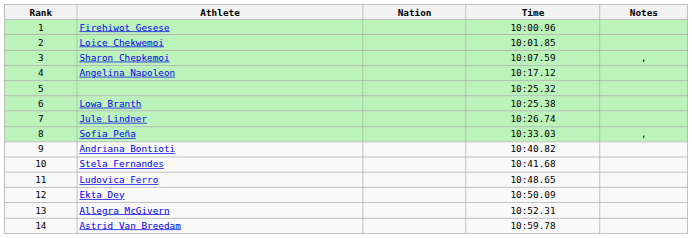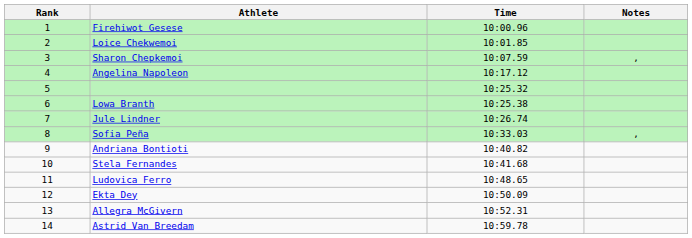- column: (415, 12)
